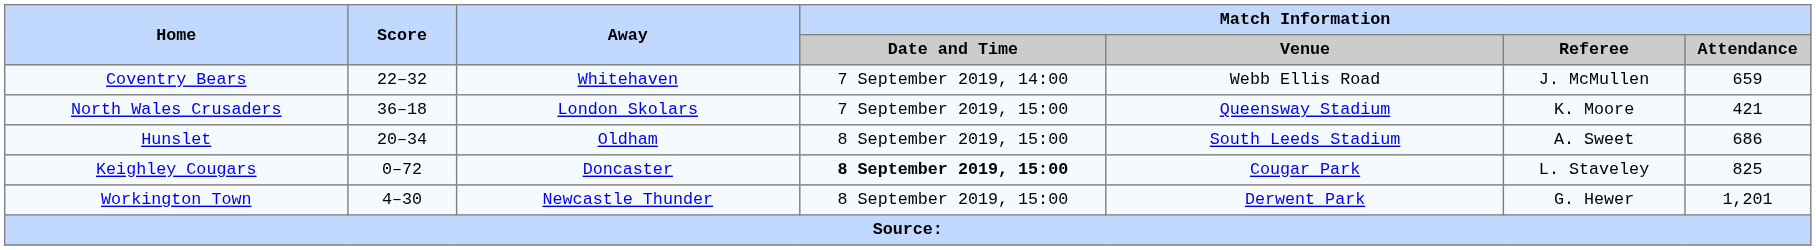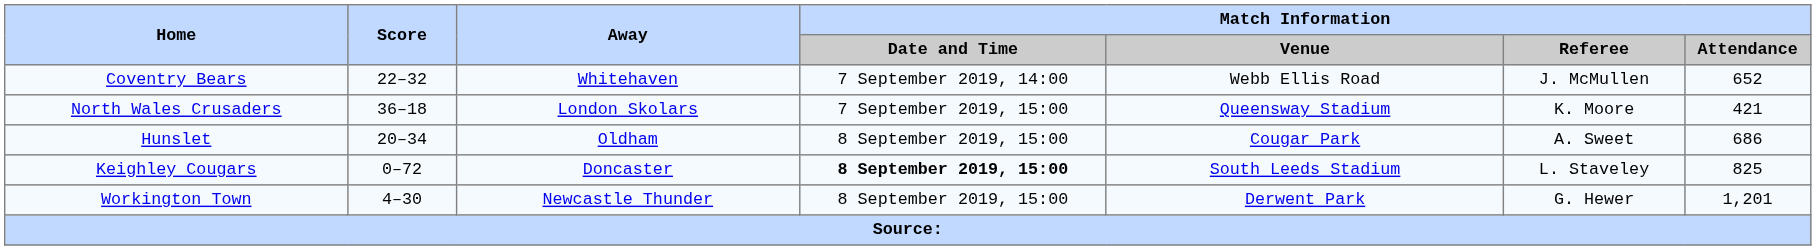(1748, 80) 659 -> (1748, 80) 652
(1305, 140) South Leeds Stadium -> (1305, 140) Cougar Park
(1305, 170) Cougar Park -> (1305, 170) South Leeds Stadium
